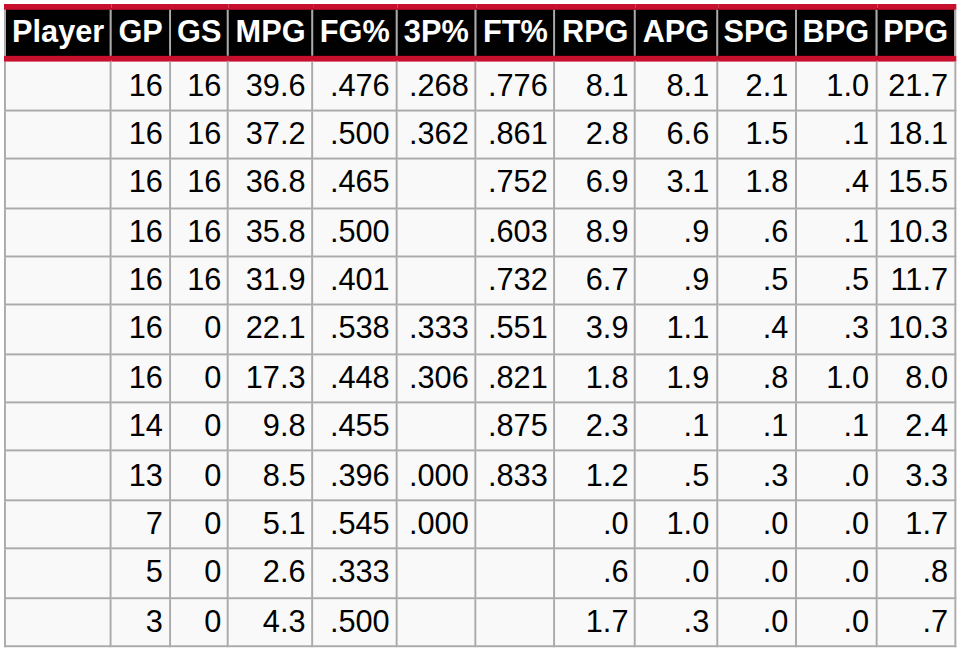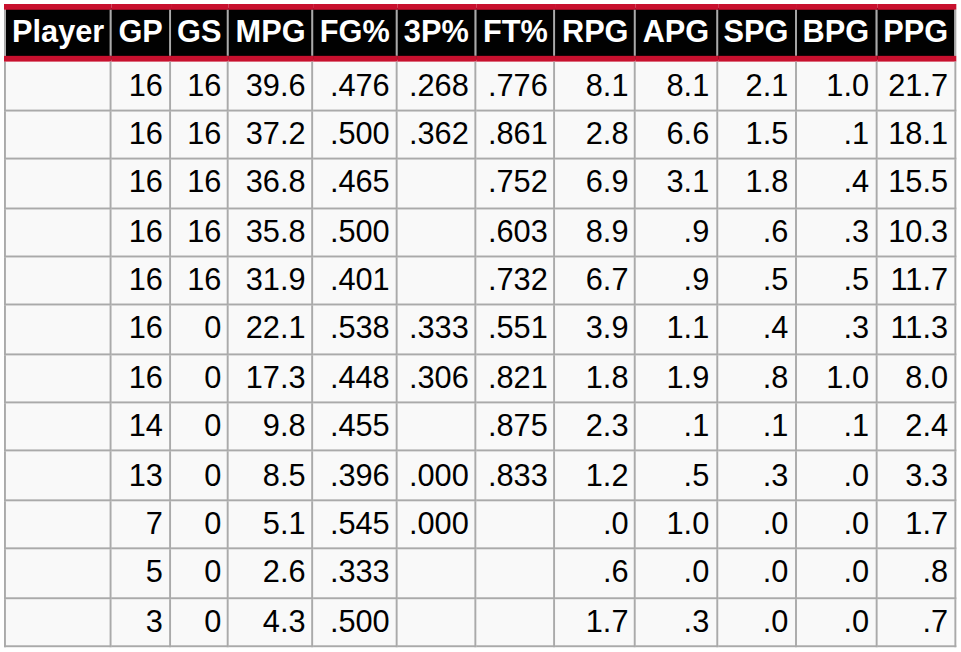(856, 231) .1 -> (856, 231) .3
(918, 328) 10.3 -> (919, 328) 11.3
